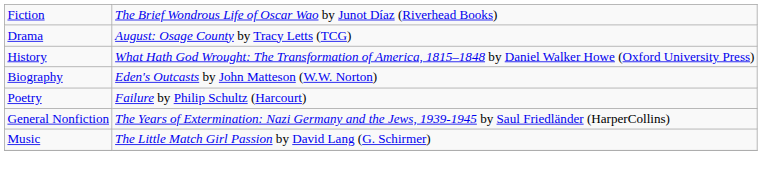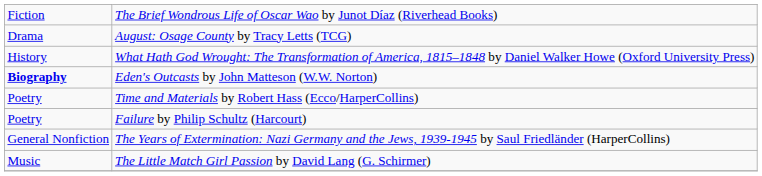(35, 77) normal -> (37, 77) bold
+ row: (267, 98)
